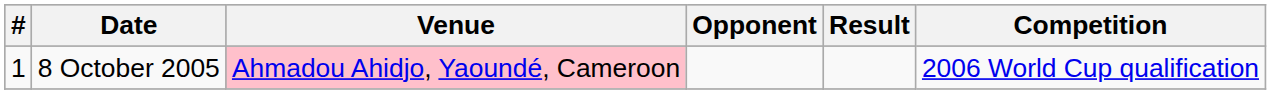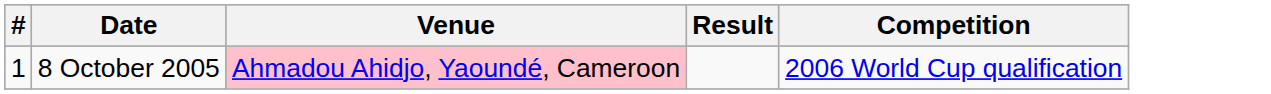- column: (755, 25)
